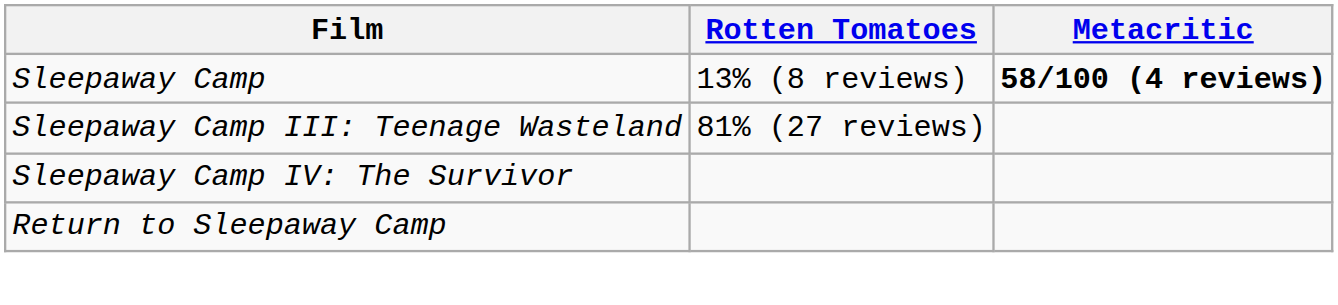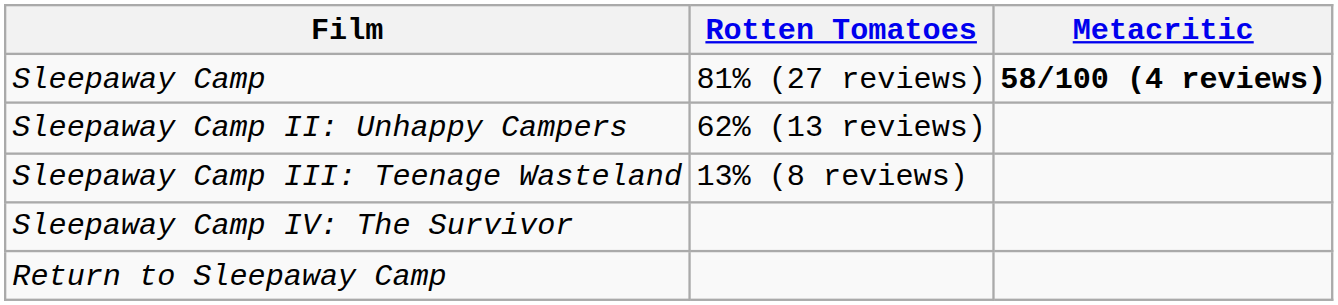(832, 79) 13% (8 reviews) -> (841, 79) 81% (27 reviews)
+ row: (320, 128)
(841, 128) 81% (27 reviews) -> (832, 177) 13% (8 reviews)
